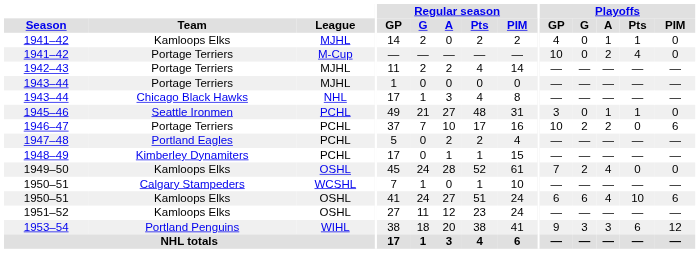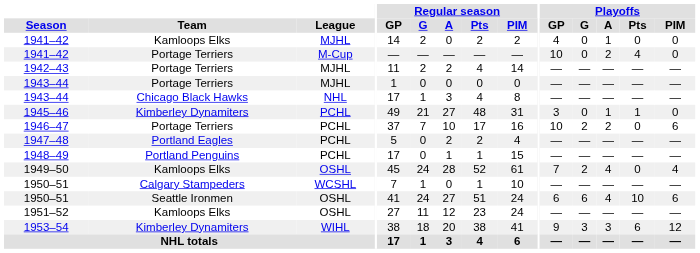(638, 40) 1 -> (638, 40) 0
(192, 112) Seattle Ironmen -> (192, 112) Kimberley Dynamiters
(192, 155) Kimberley Dynamiters -> (192, 155) Portland Penguins
(675, 169) 0 -> (675, 169) 4
(192, 198) Kamloops Elks -> (192, 198) Seattle Ironmen
(192, 227) Portland Penguins -> (192, 227) Kimberley Dynamiters
